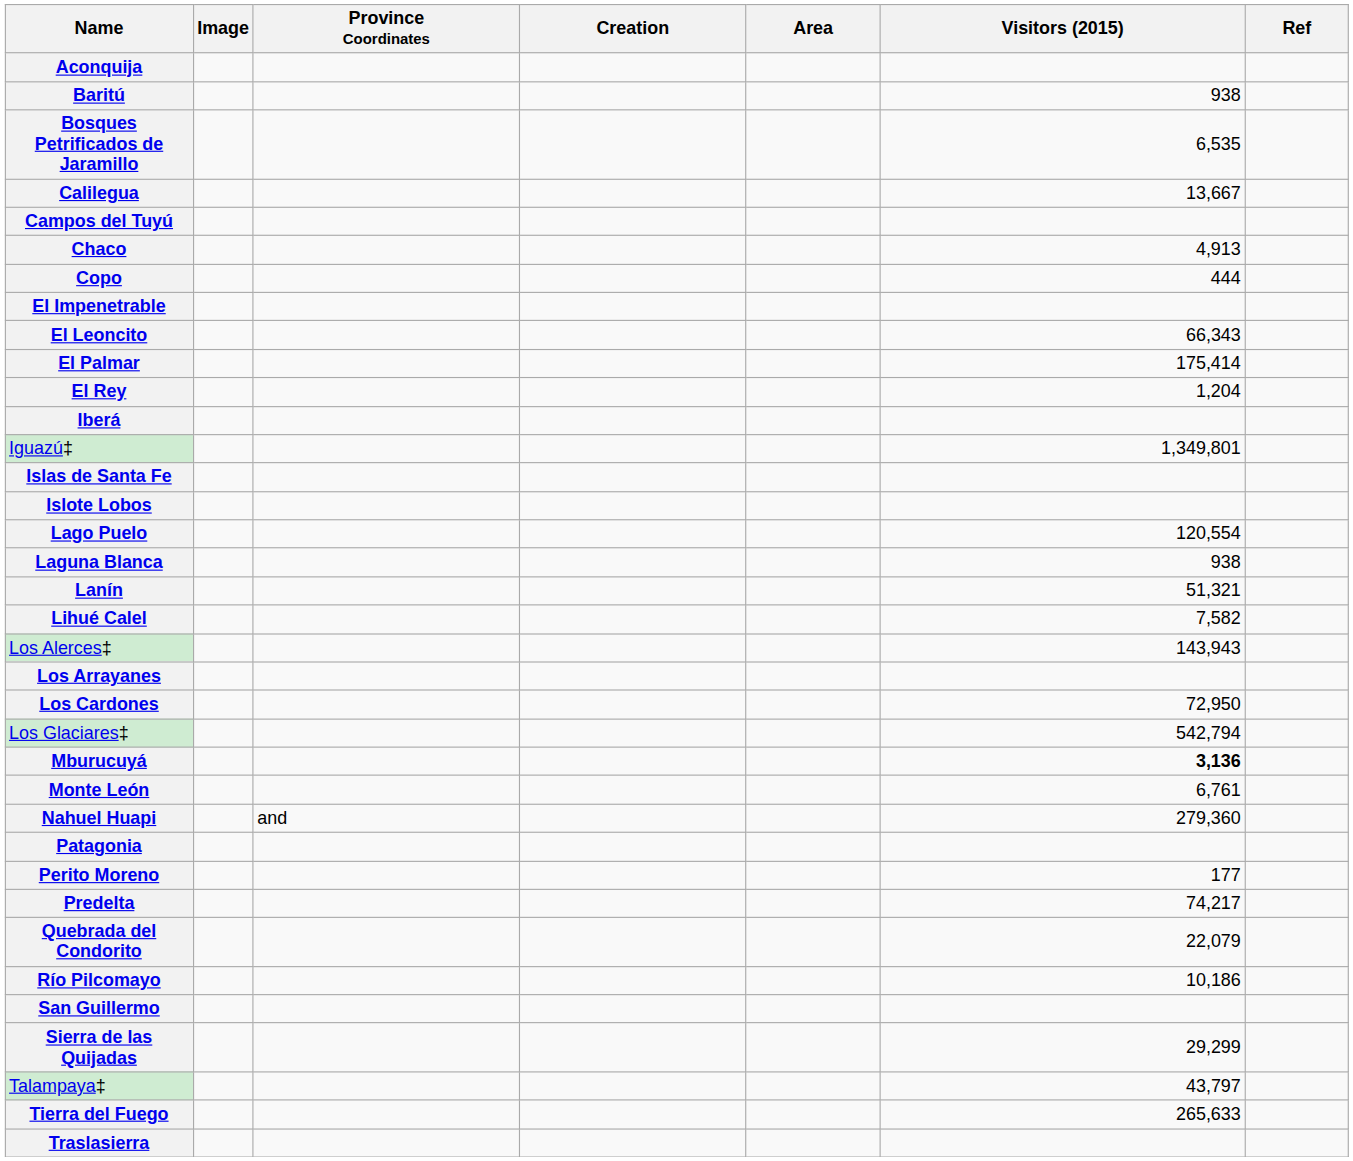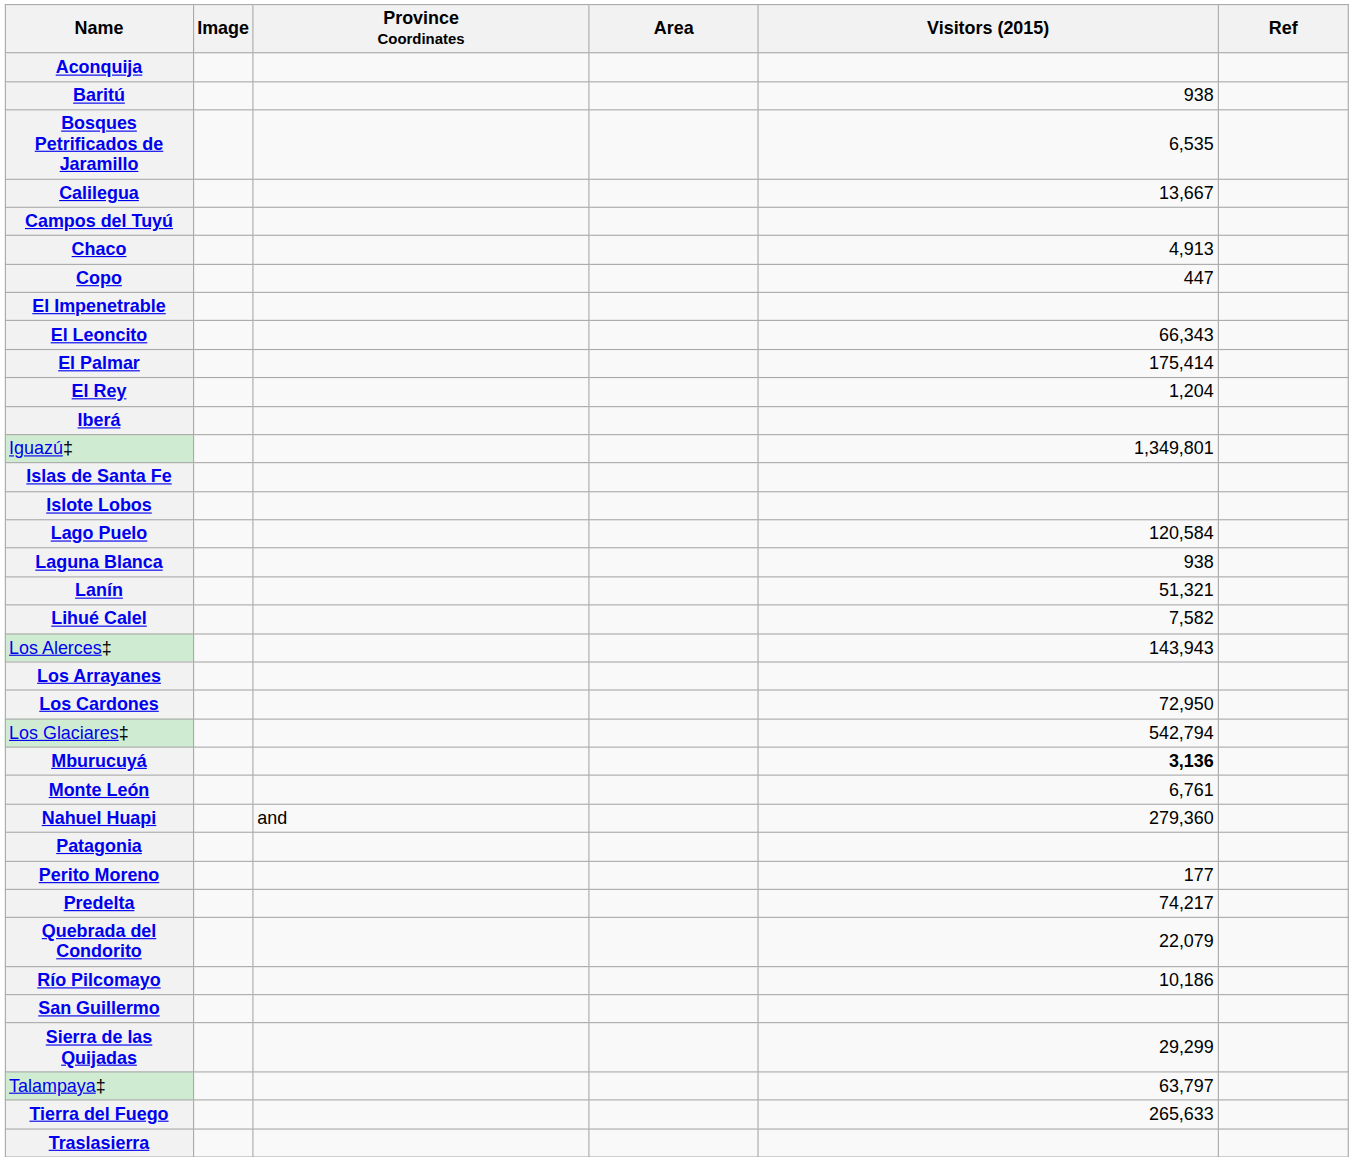- column: (633, 28)
(1226, 278) 444 -> (1199, 278) 447
(1208, 533) 120,554 -> (1181, 533) 120,584
(1213, 1085) 43,797 -> (1186, 1085) 63,797
